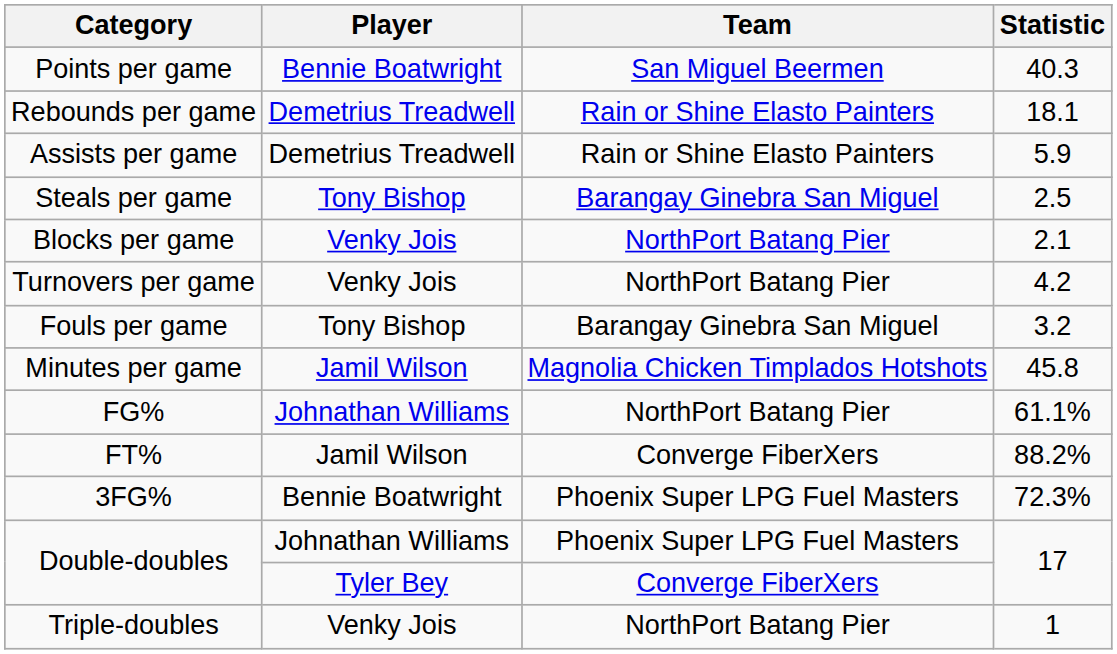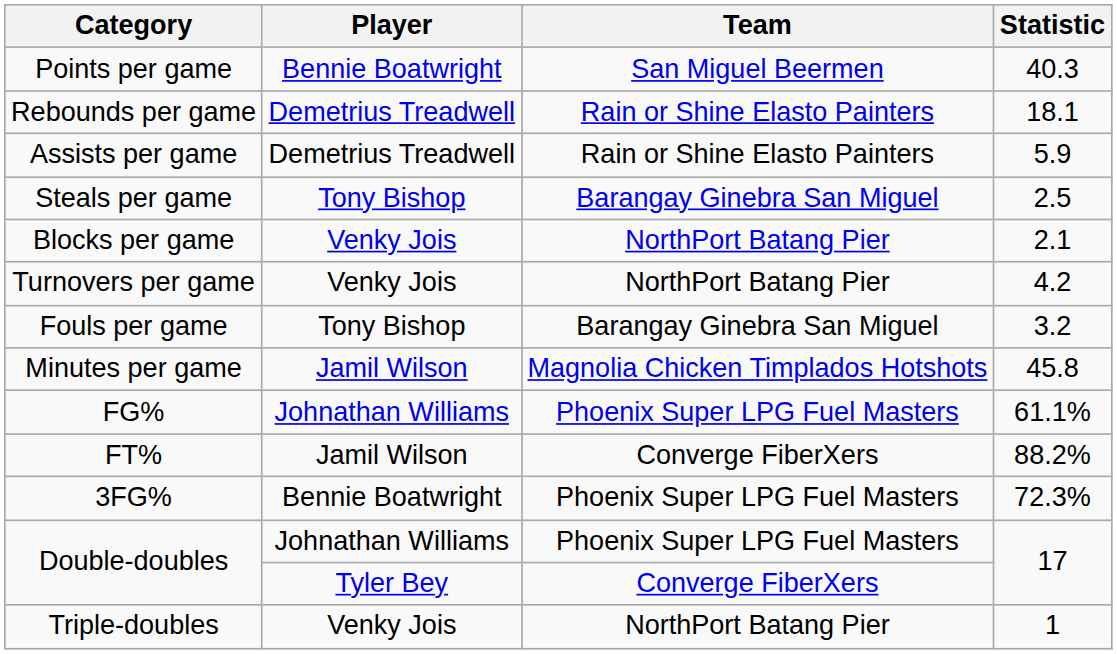(757, 411) NorthPort Batang Pier -> (757, 411) Phoenix Super LPG Fuel Masters
